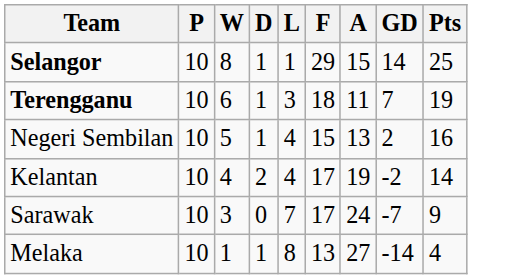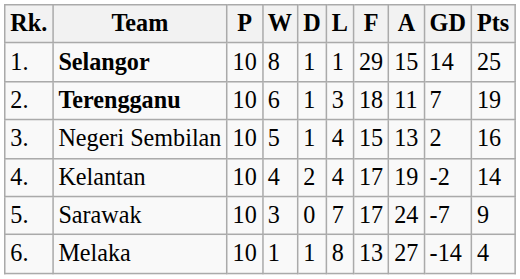+ column: (29, 23)
